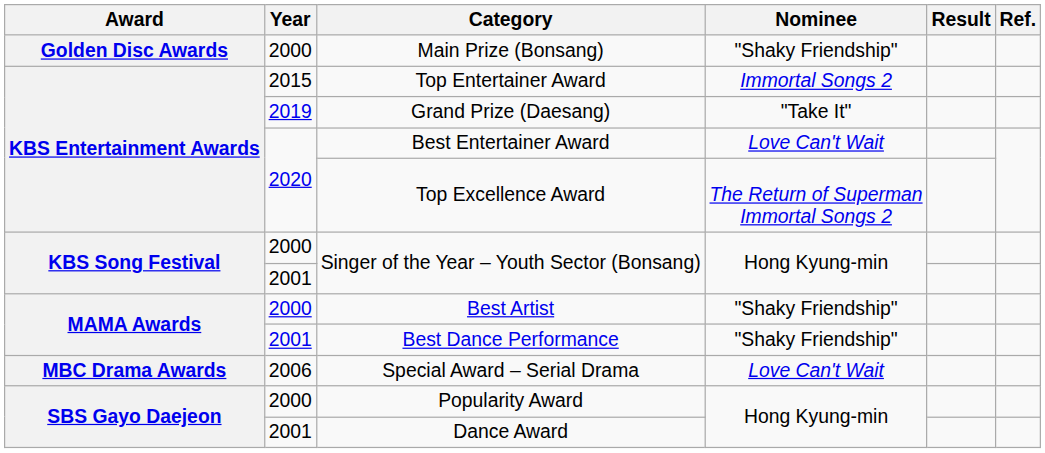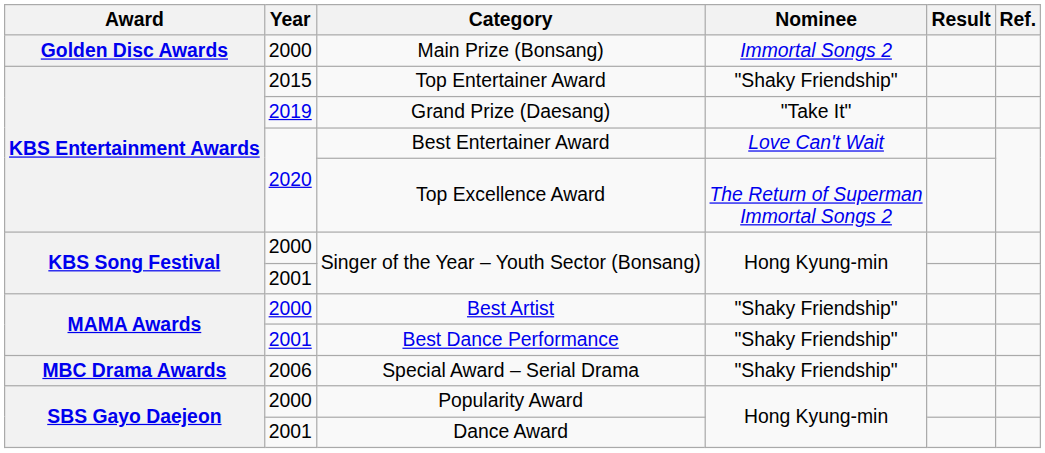(816, 50) "Shaky Friendship" -> (816, 50) Immortal Songs 2
(816, 81) Immortal Songs 2 -> (816, 81) "Shaky Friendship"
(816, 370) Love Can't Wait -> (816, 370) "Shaky Friendship"
